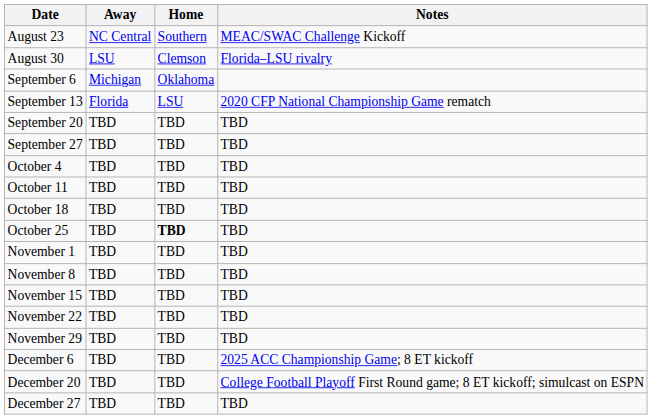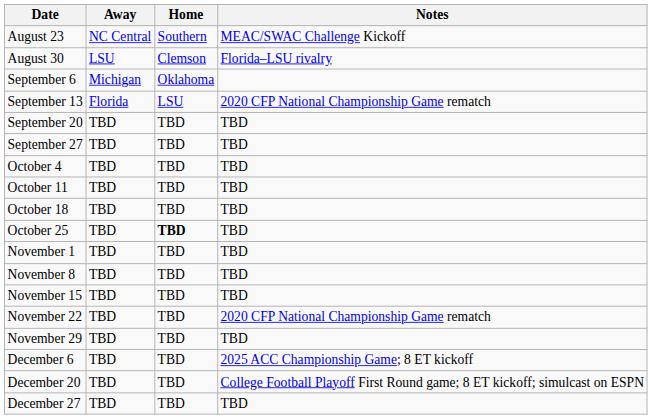(234, 317) TBD -> (356, 317) 2020 CFP National Championship Game rematch
